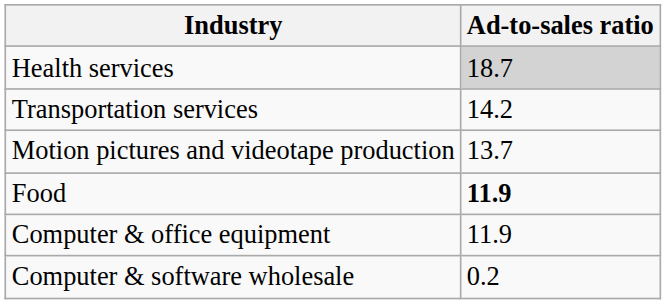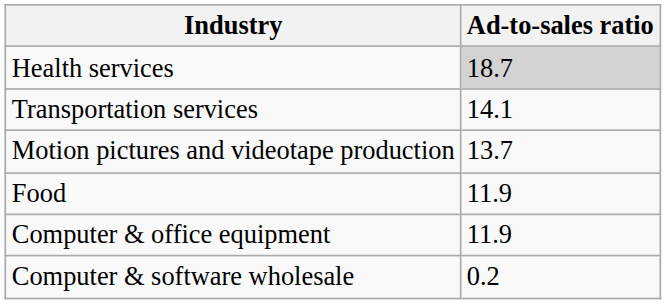(490, 109) 14.2 -> (490, 109) 14.1
(489, 192) bold -> (489, 192) normal
